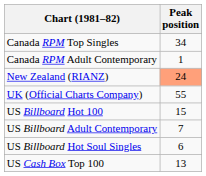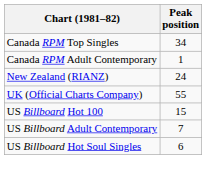(181, 77) lightsalmon background -> (181, 77) no background
- row: (55, 163)
